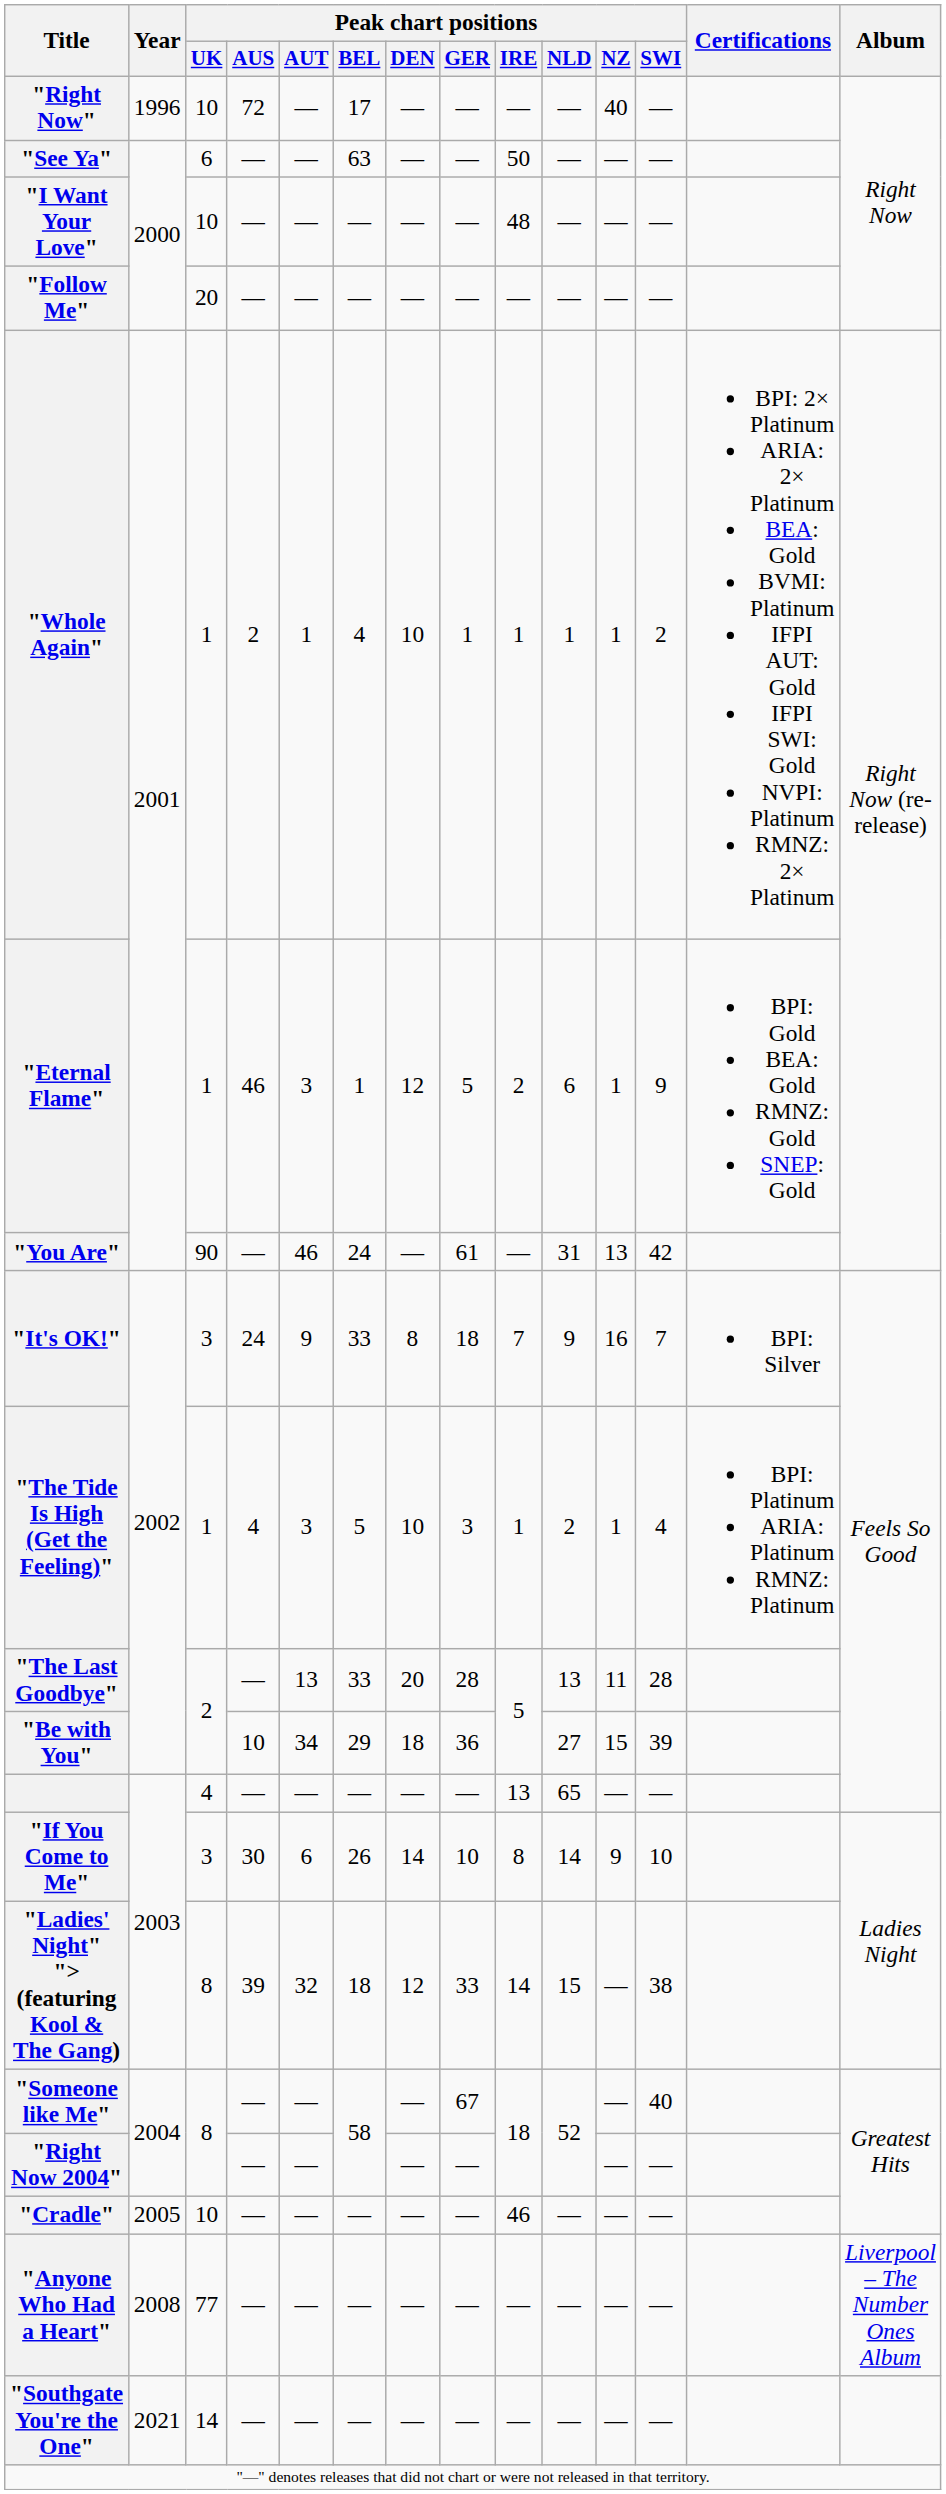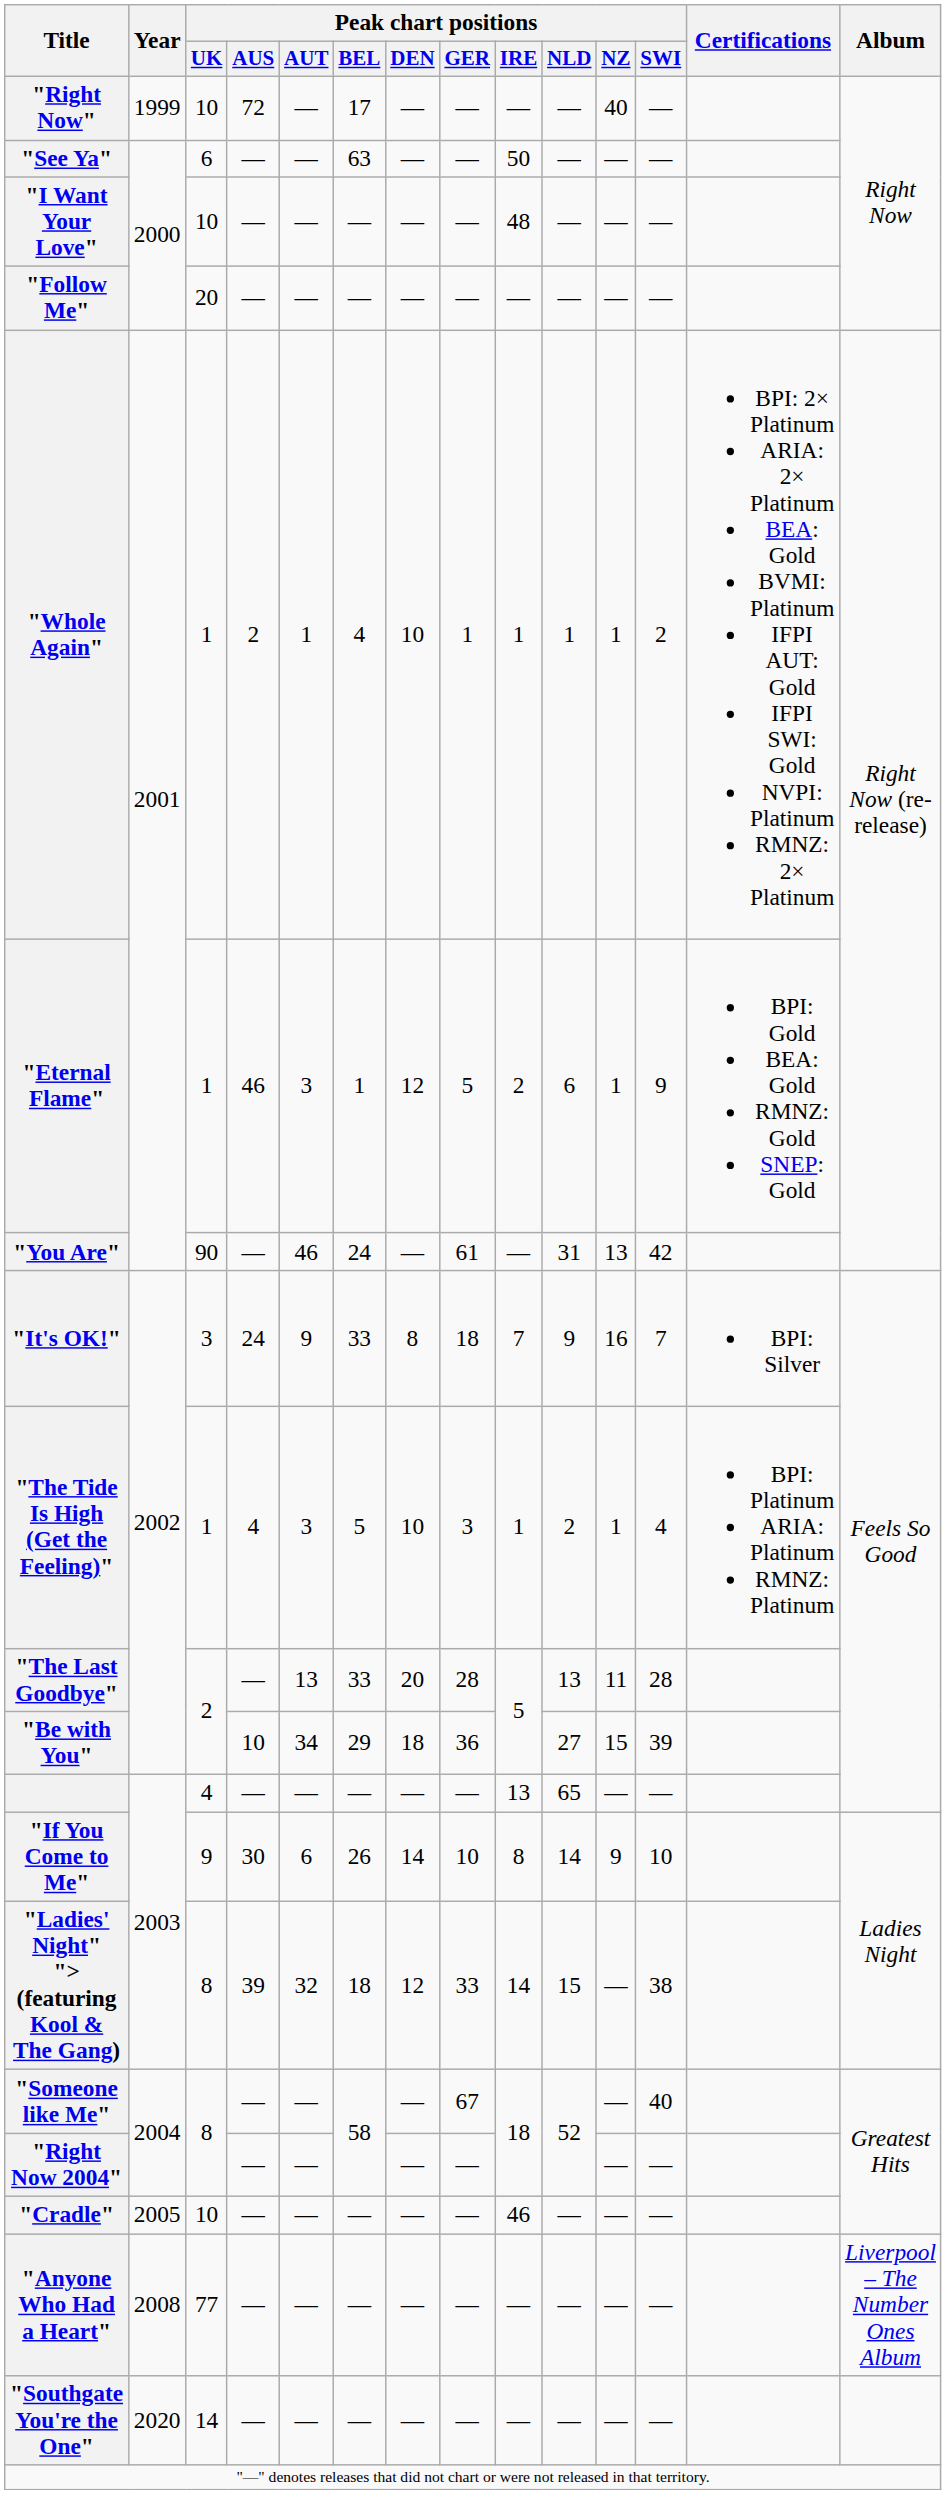(157, 107) 1996 -> (157, 107) 1999
(207, 1856) 3 -> (207, 1856) 9
(157, 2420) 2021 -> (157, 2420) 2020
